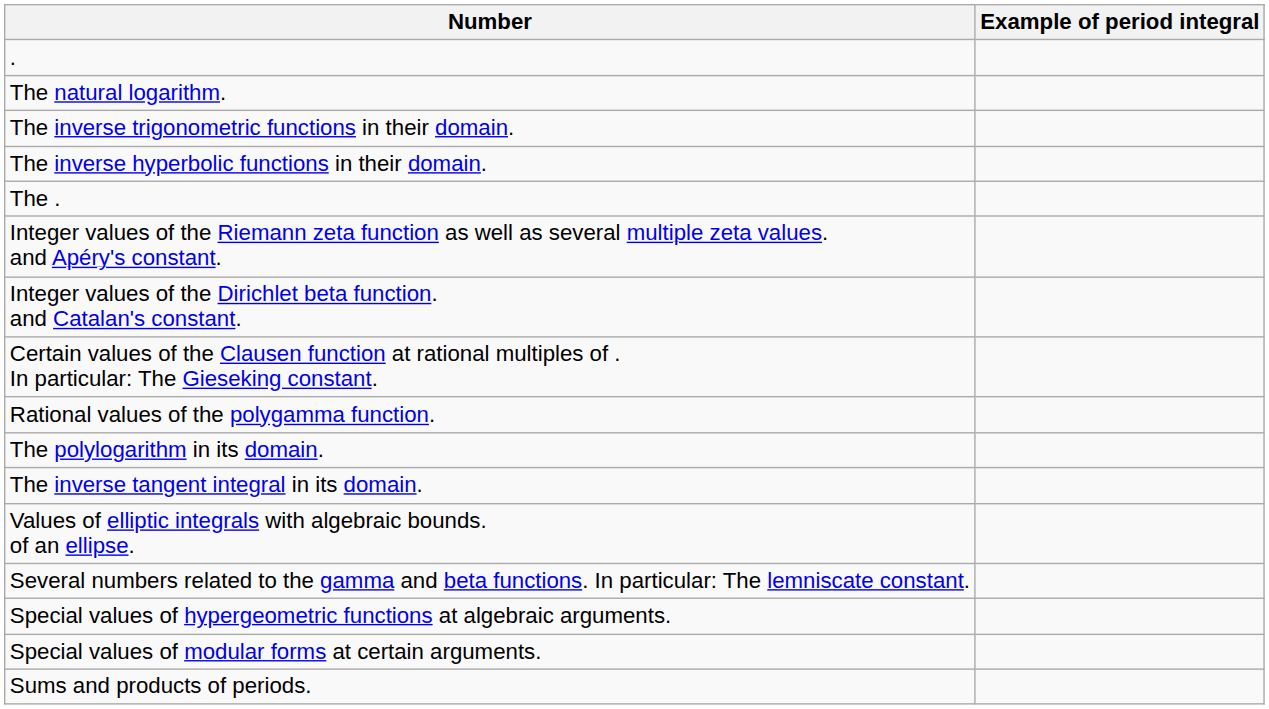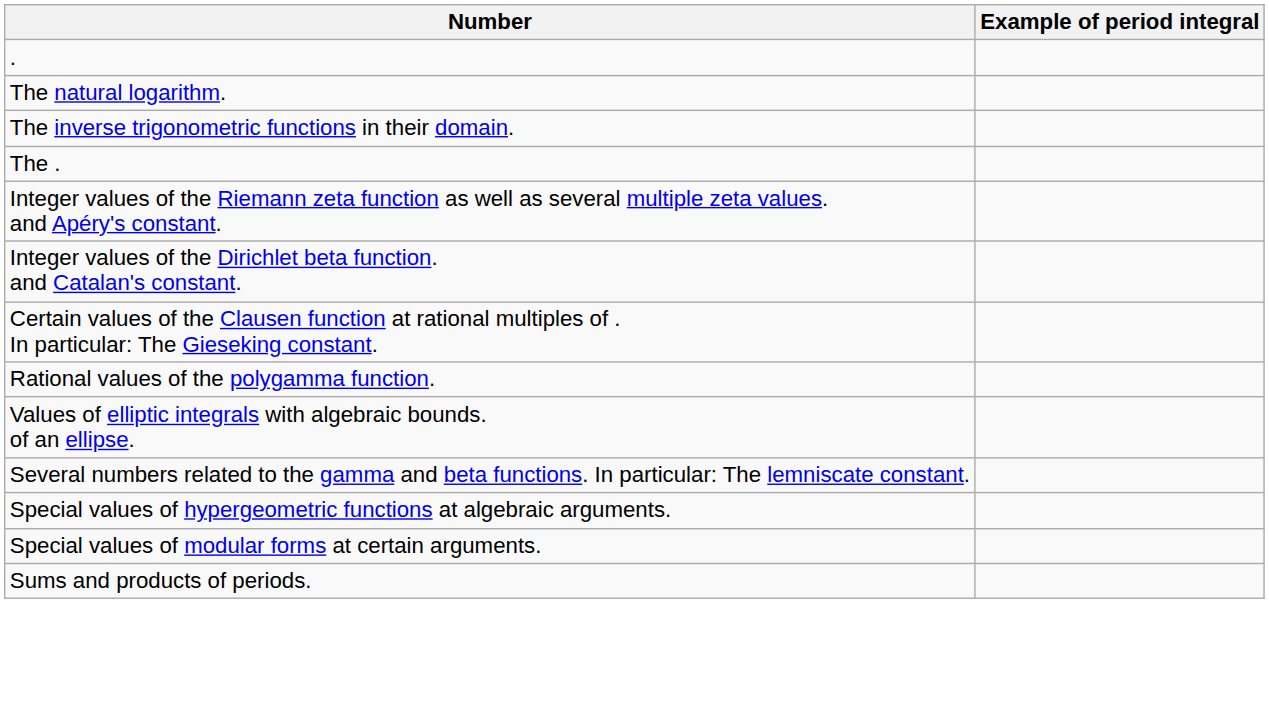- row: (248, 163)
- row: (167, 449)
- row: (216, 485)
